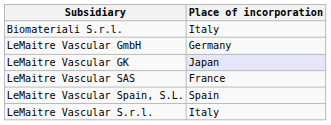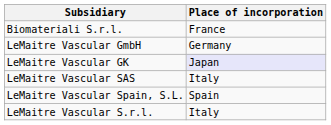(204, 29) Italy -> (207, 29) France
(207, 79) France -> (204, 79) Italy
